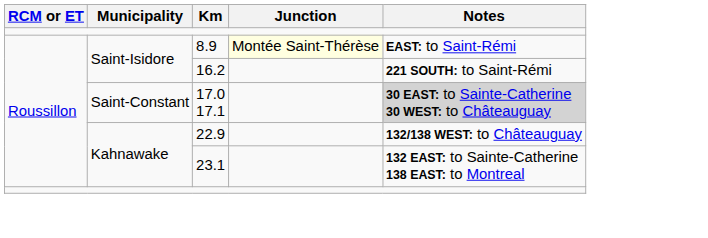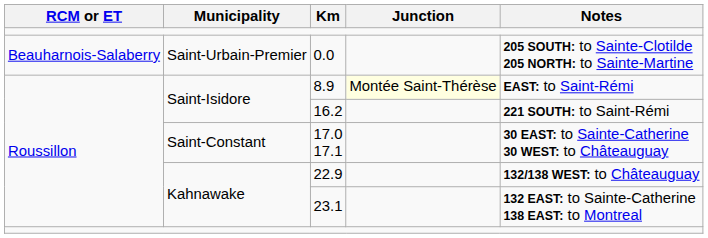+ row: (237, 55)
(479, 102) lightgrey background -> (596, 142) no background
